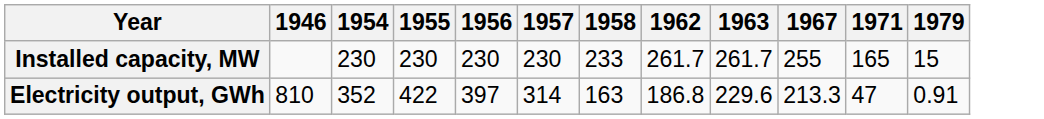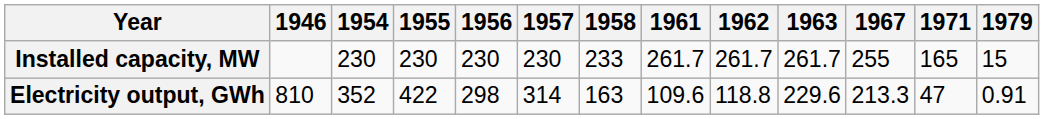+ column: (675, 22)
(480, 95) 397 -> (480, 95) 298
(675, 95) 186.8 -> (743, 95) 118.8
